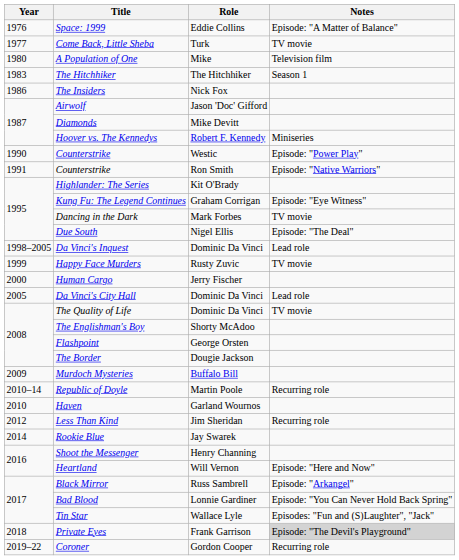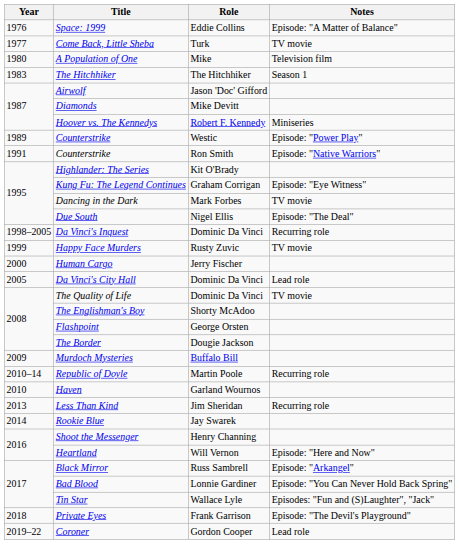- row: (80, 91)
(17, 153) 1990 -> (17, 138) 1989
(291, 248) Lead role -> (300, 232) Recurring role
(17, 421) 2012 -> (17, 405) 2013
(341, 531) lightgrey background -> (341, 515) no background
(300, 547) Recurring role -> (291, 531) Lead role
